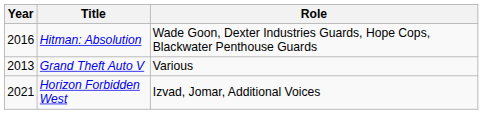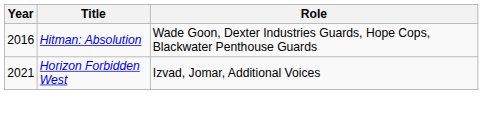- row: (92, 66)
